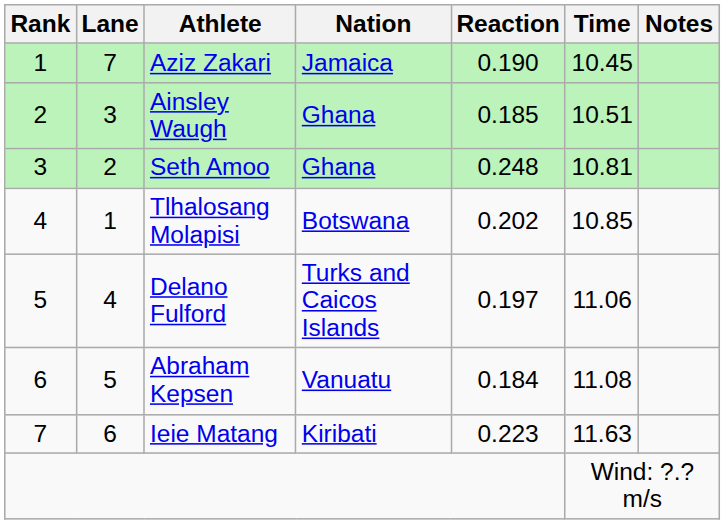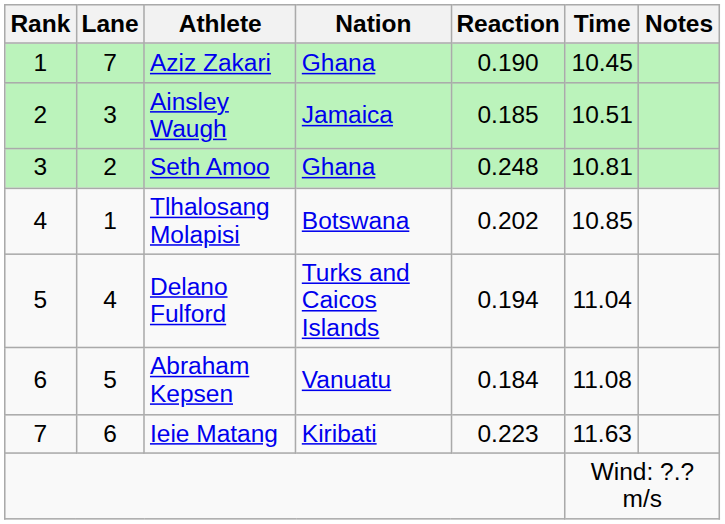(347, 62) Jamaica -> (339, 62) Ghana
(339, 115) Ghana -> (347, 115) Jamaica
(508, 300) 0.197 -> (508, 300) 0.194
(602, 300) 11.06 -> (602, 300) 11.04
